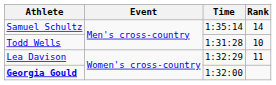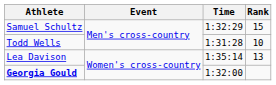(224, 27) 1:35:14 -> (224, 27) 1:32:29
(258, 27) 14 -> (258, 27) 15
(224, 57) 1:32:29 -> (224, 57) 1:35:14
(258, 57) 11 -> (258, 57) 13
